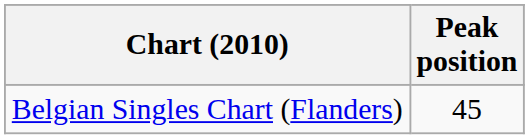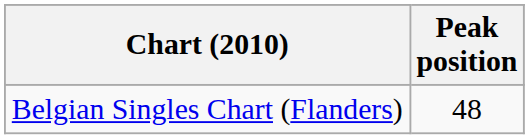(467, 108) 45 -> (467, 108) 48
